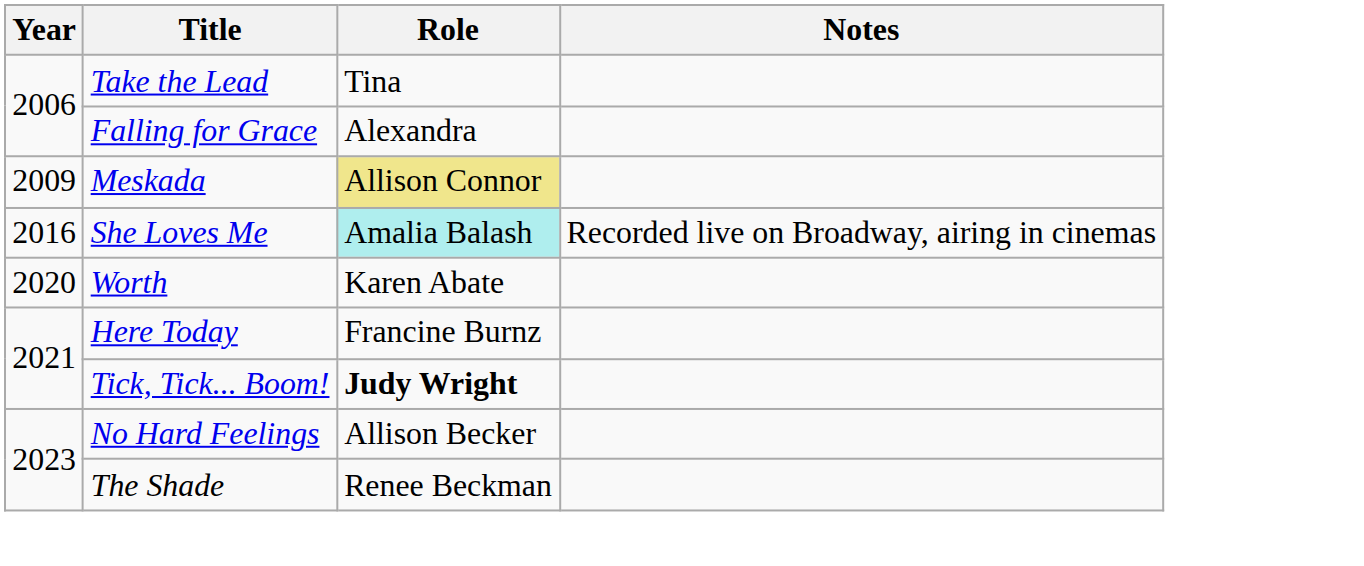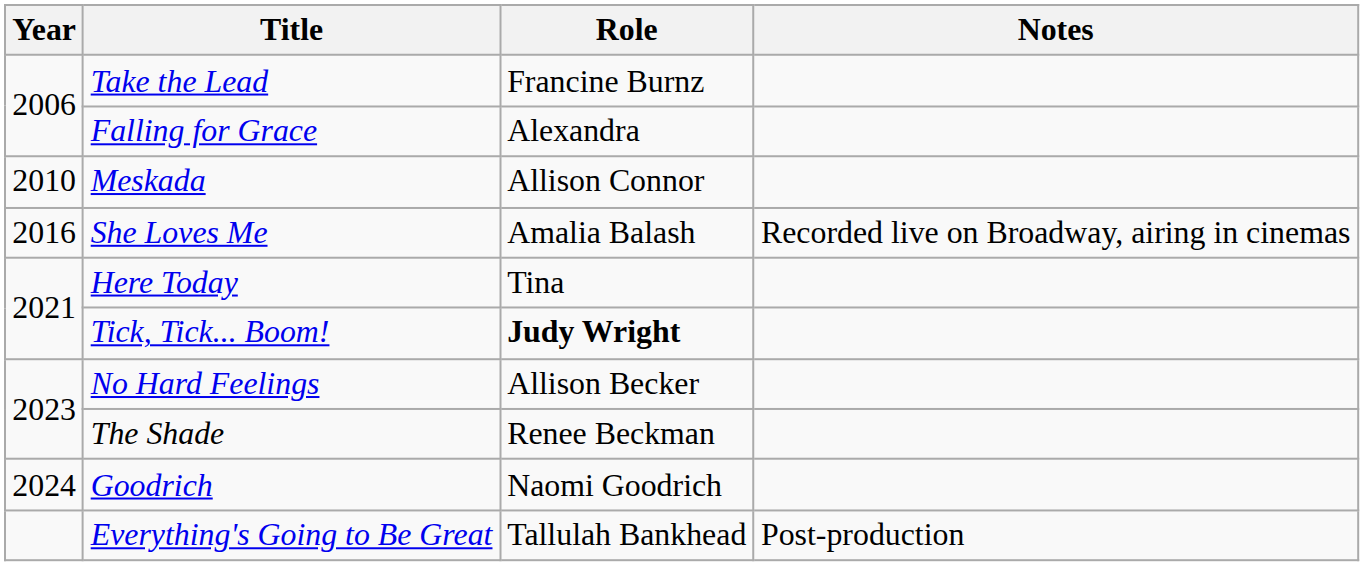(373, 80) Tina -> (606, 80) Francine Burnz
(44, 181) 2009 -> (44, 181) 2010
(443, 181) khaki background -> (606, 181) no background
(438, 231) paleturquoise background -> (601, 231) no background
- row: (129, 282)
(443, 332) Francine Burnz -> (536, 282) Tina
+ row: (152, 484)
+ row: (292, 534)
